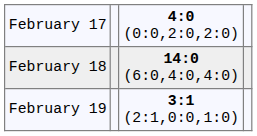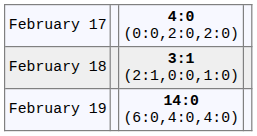(181, 68) 14:0 (6:0,4:0,4:0) -> (181, 68) 3:1 (2:1,0:0,1:0)
(181, 110) 3:1 (2:1,0:0,1:0) -> (181, 110) 14:0 (6:0,4:0,4:0)
